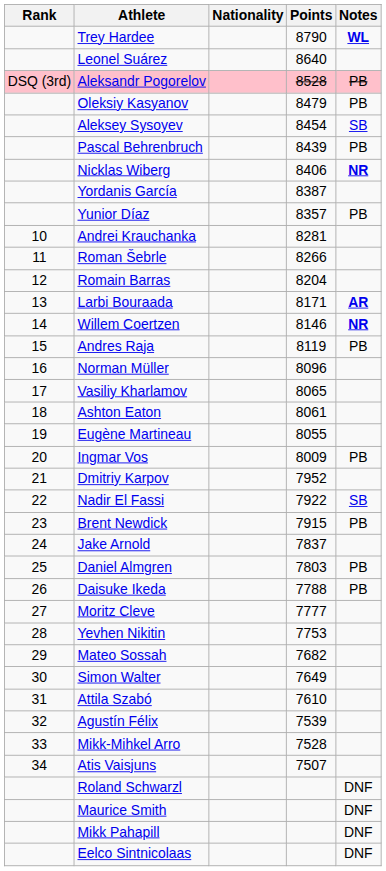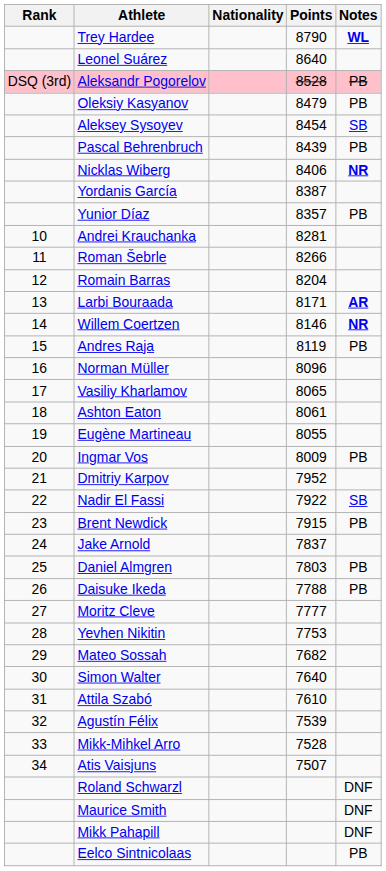(311, 677) 7649 -> (311, 677) 7640
(358, 854) DNF -> (358, 854) PB
